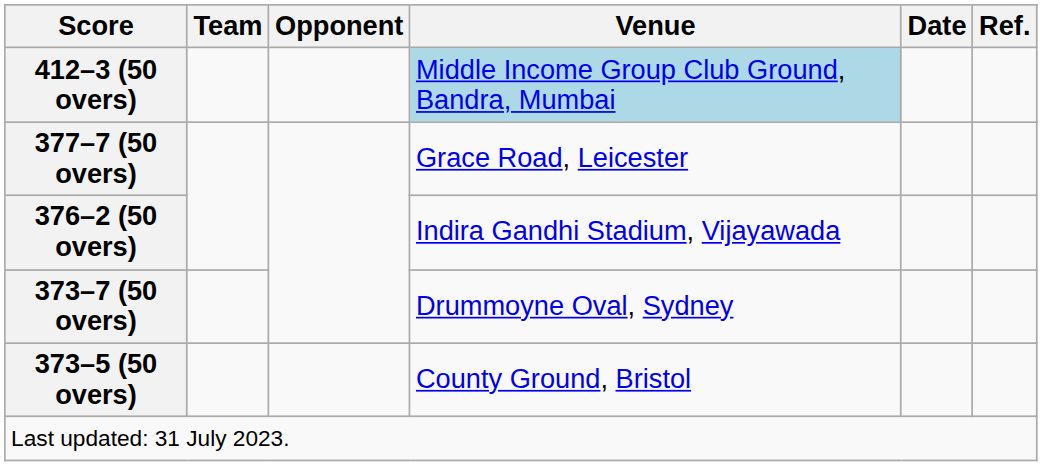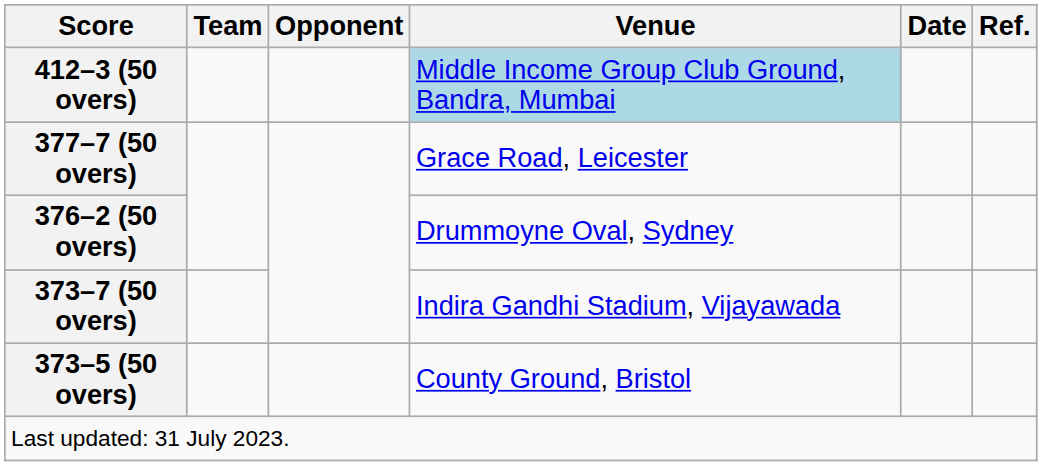(628, 231) Indira Gandhi Stadium, Vijayawada -> (575, 231) Drummoyne Oval, Sydney
(575, 305) Drummoyne Oval, Sydney -> (628, 305) Indira Gandhi Stadium, Vijayawada
